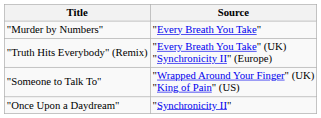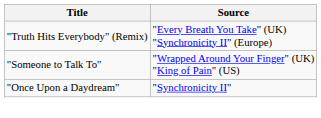- row: (55, 30)
